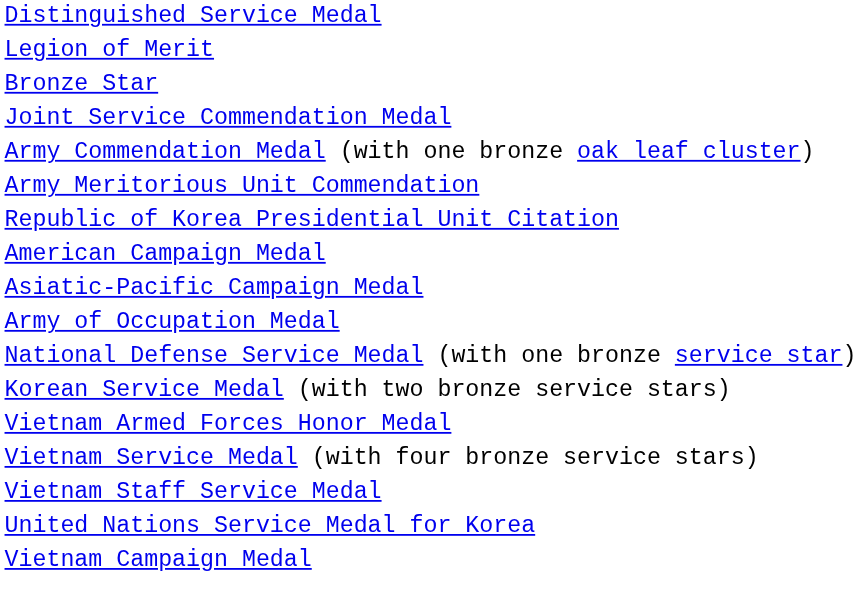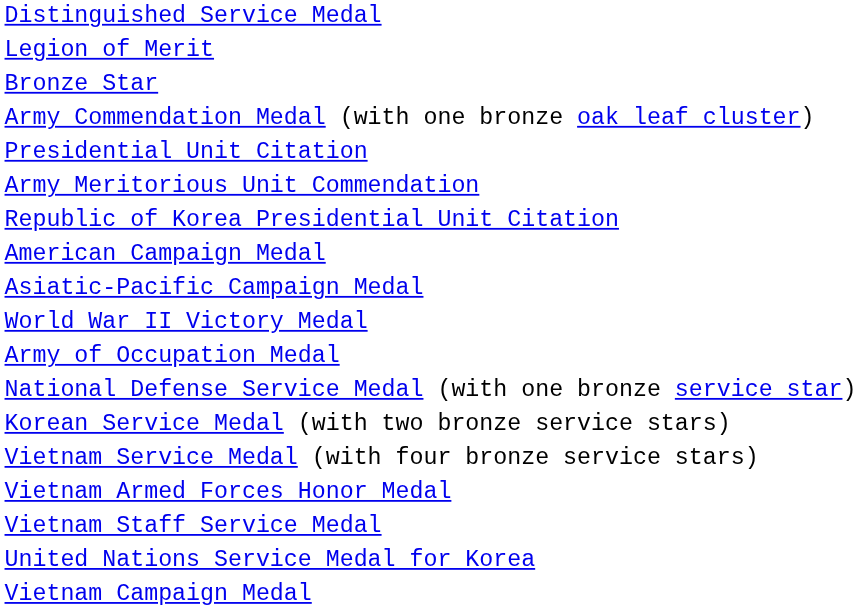- row: (228, 118)
+ row: (186, 152)
+ row: (186, 322)
rows swapped: (382, 458) <-> (228, 424)
